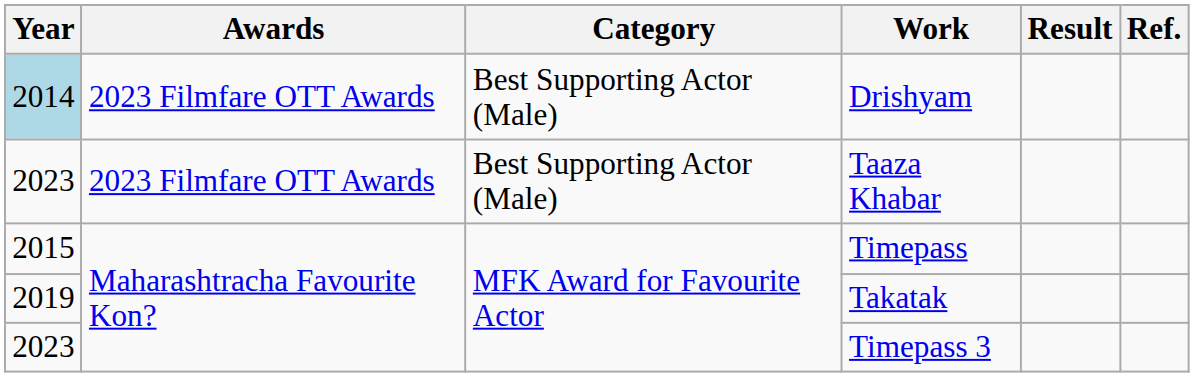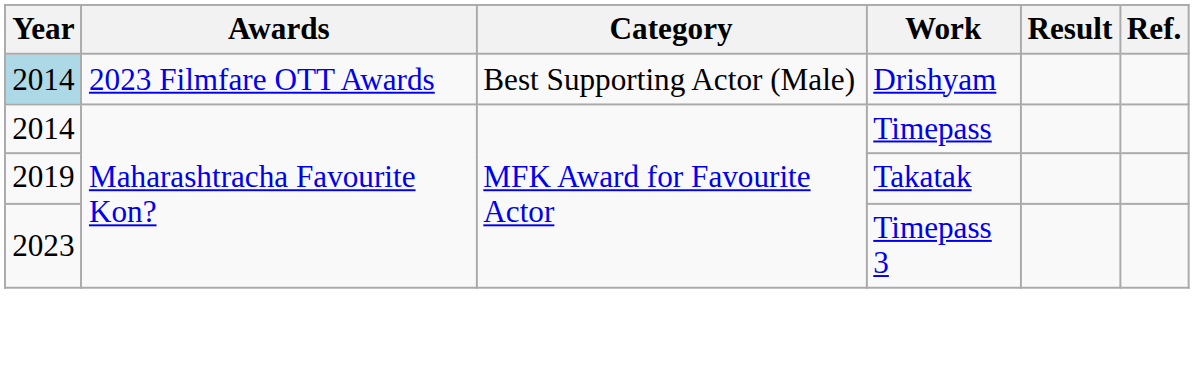- row: (895, 180)
(43, 247) 2015 -> (43, 128) 2014
